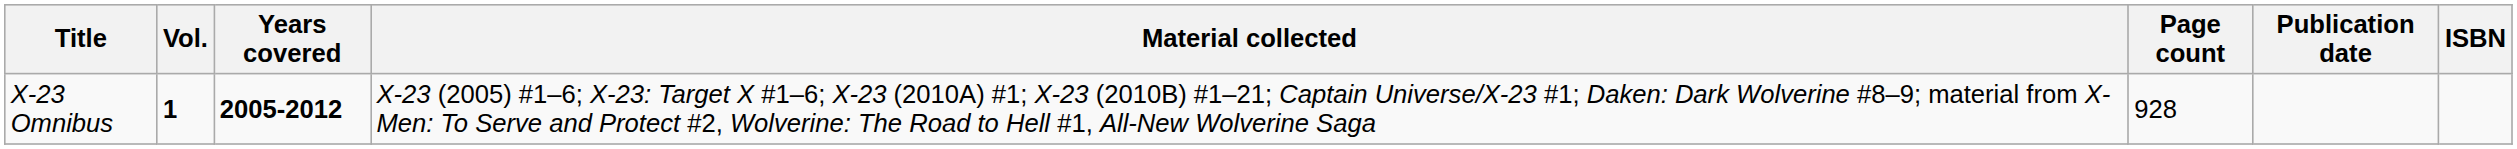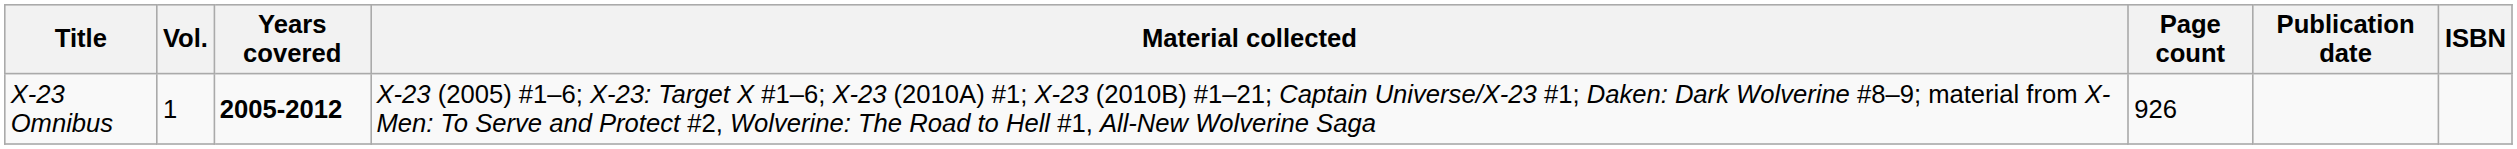(170, 108) bold -> (170, 108) normal
(2156, 108) 928 -> (2156, 108) 926
